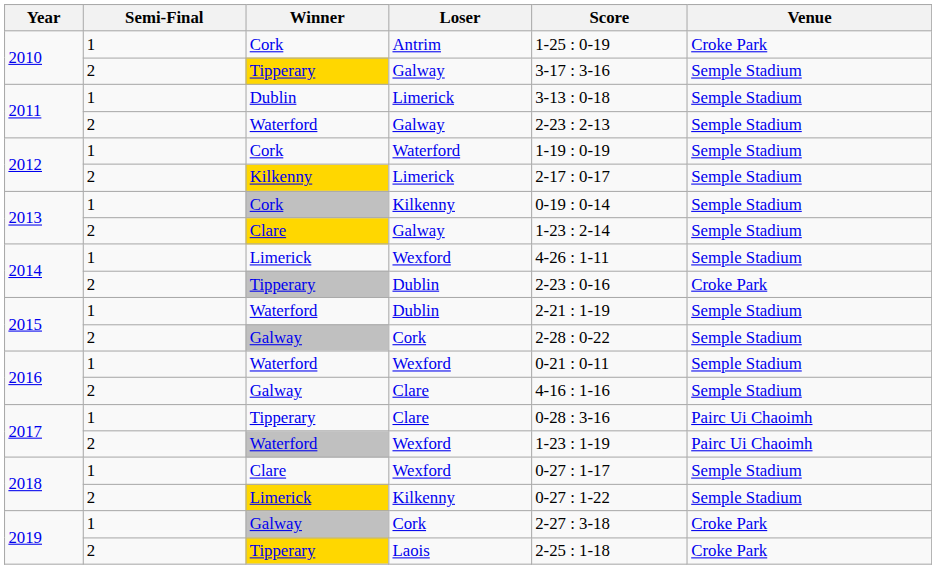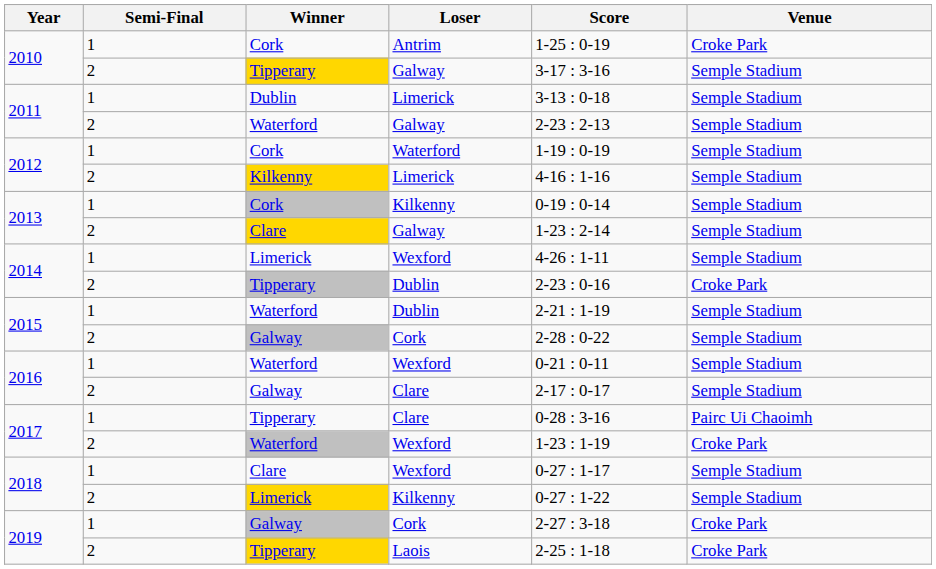(573, 177) 2-17 : 0-17 -> (573, 177) 4-16 : 1-16
(573, 390) 4-16 : 1-16 -> (573, 390) 2-17 : 0-17
(752, 444) Pairc Ui Chaoimh -> (729, 444) Croke Park
